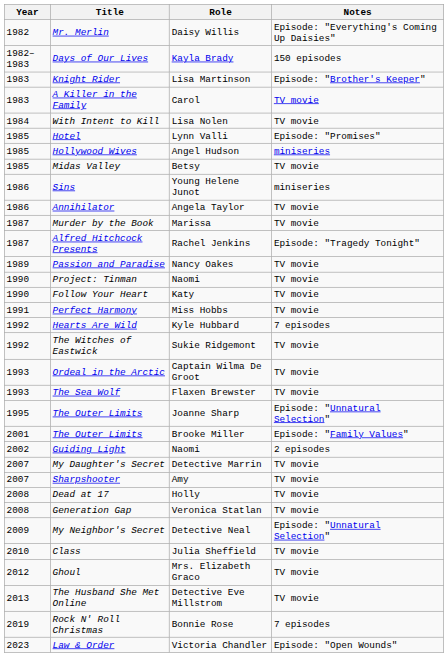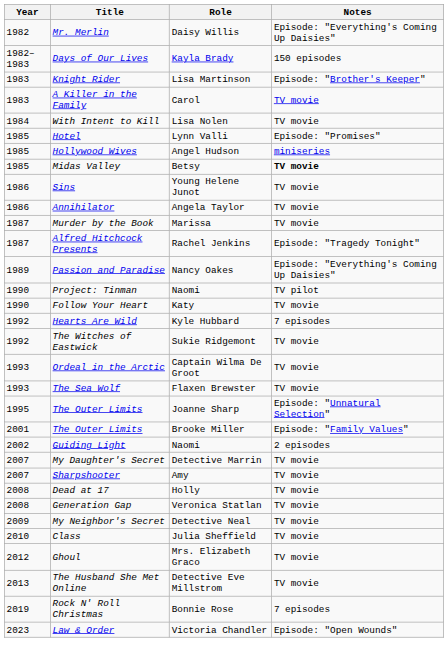(296, 166) normal -> (296, 166) bold
(302, 187) miniseries -> (296, 187) TV movie
(296, 264) TV movie -> (355, 270) Episode: "Everything's Coming Up Daisies"
(296, 280) TV movie -> (296, 290) TV pilot
- row: (95, 310)
(327, 531) Episode: "Unnatural Selection" -> (296, 521) TV movie
